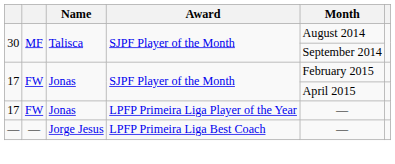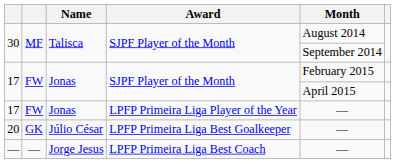+ row: (13, 129)
